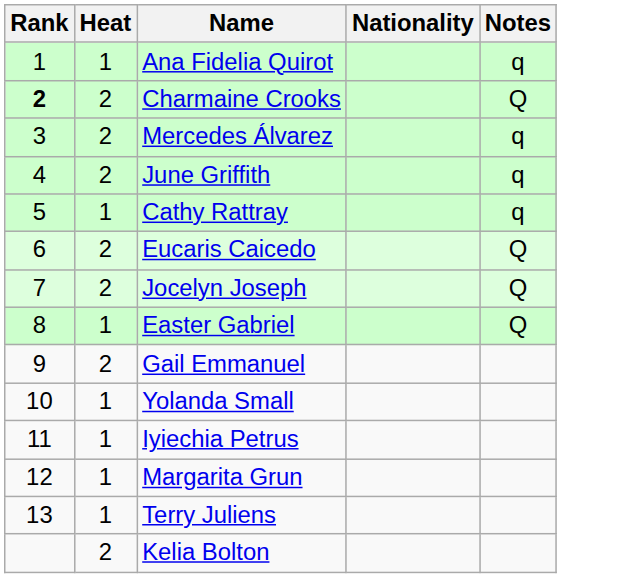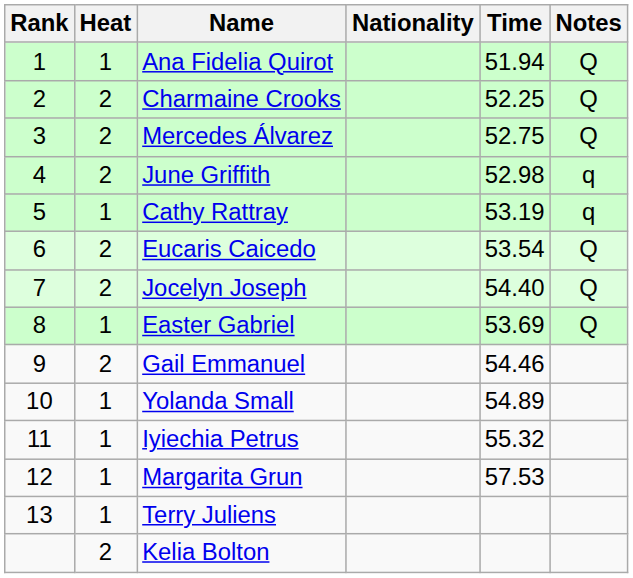+ column: (515, 23)
(518, 61) q -> (589, 61) Q
(39, 99) bold -> (39, 99) normal
(518, 136) q -> (589, 136) Q
